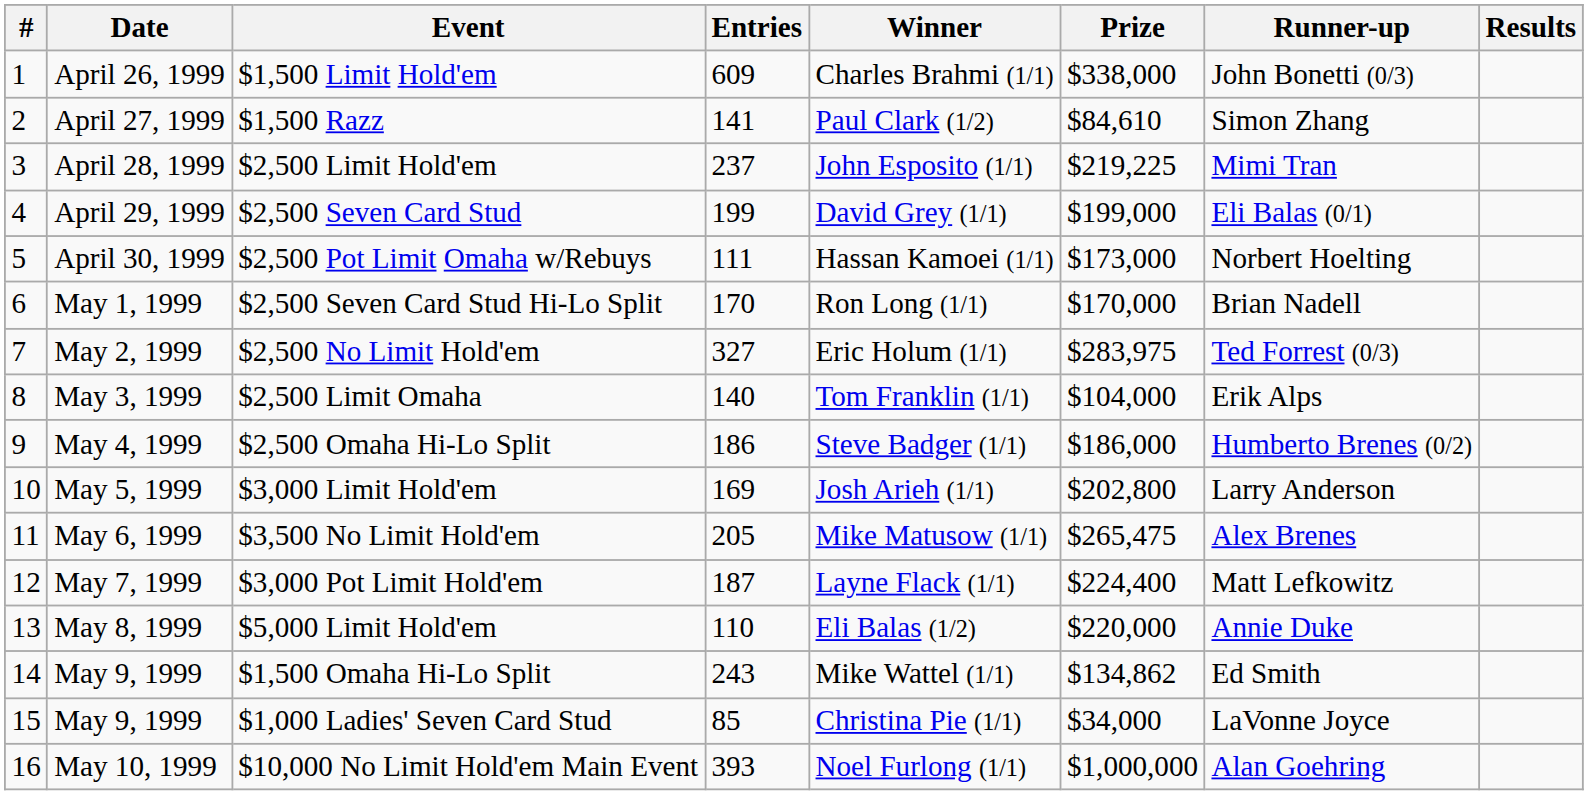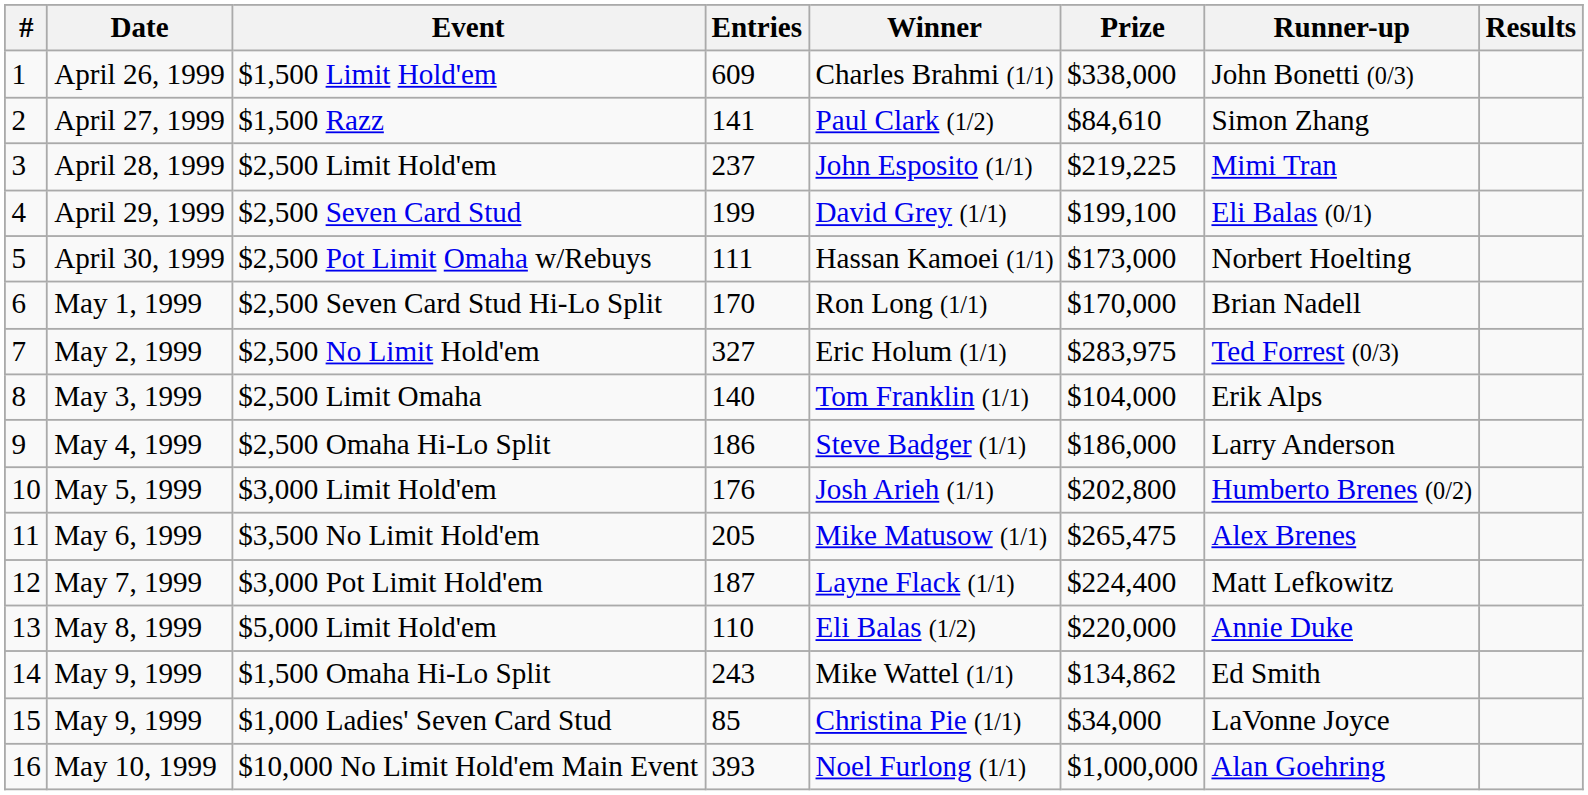(1122, 212) $199,000 -> (1122, 212) $199,100
(1342, 443) Humberto Brenes (0/2) -> (1303, 443) Larry Anderson
(733, 489) 169 -> (733, 489) 176
(1303, 489) Larry Anderson -> (1342, 489) Humberto Brenes (0/2)
